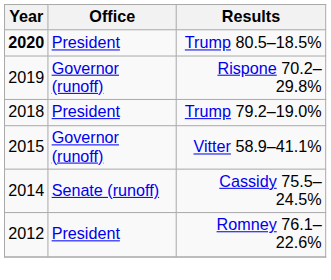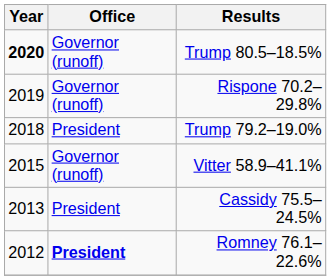(86, 42) President -> (85, 52) Governor (runoff)
(26, 190) 2014 -> (26, 209) 2013
(105, 190) Senate (runoff) -> (86, 209) President
(86, 234) normal -> (88, 252) bold
